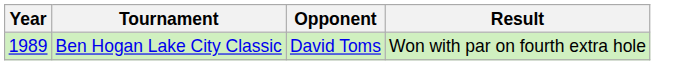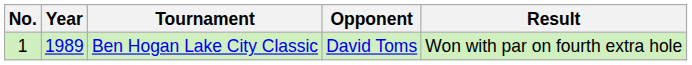+ column: (23, 19)
